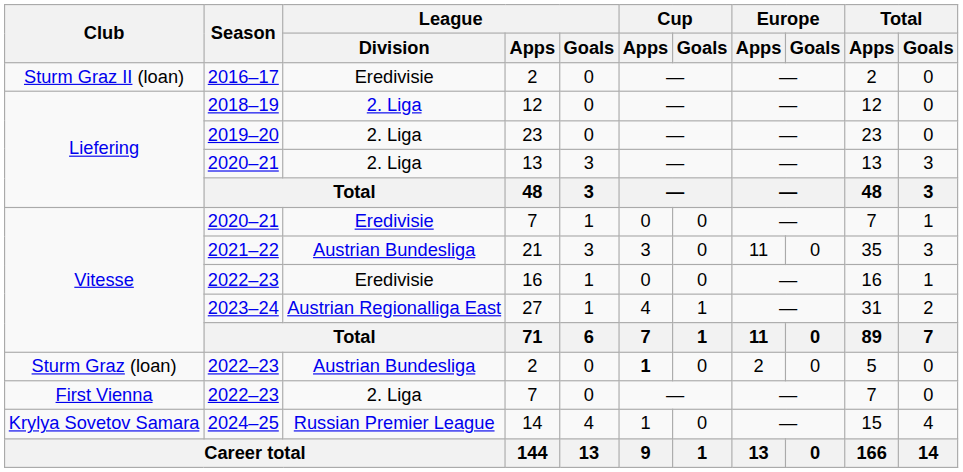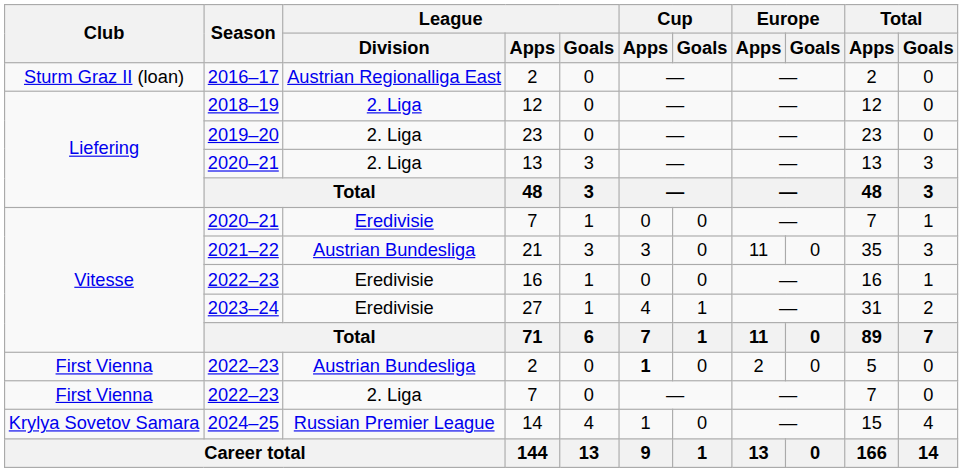(394, 76) Eredivisie -> (394, 76) Austrian Regionalliga East
(394, 308) Austrian Regionalliga East -> (394, 308) Eredivisie
(104, 366) Sturm Graz (loan) -> (104, 366) First Vienna
